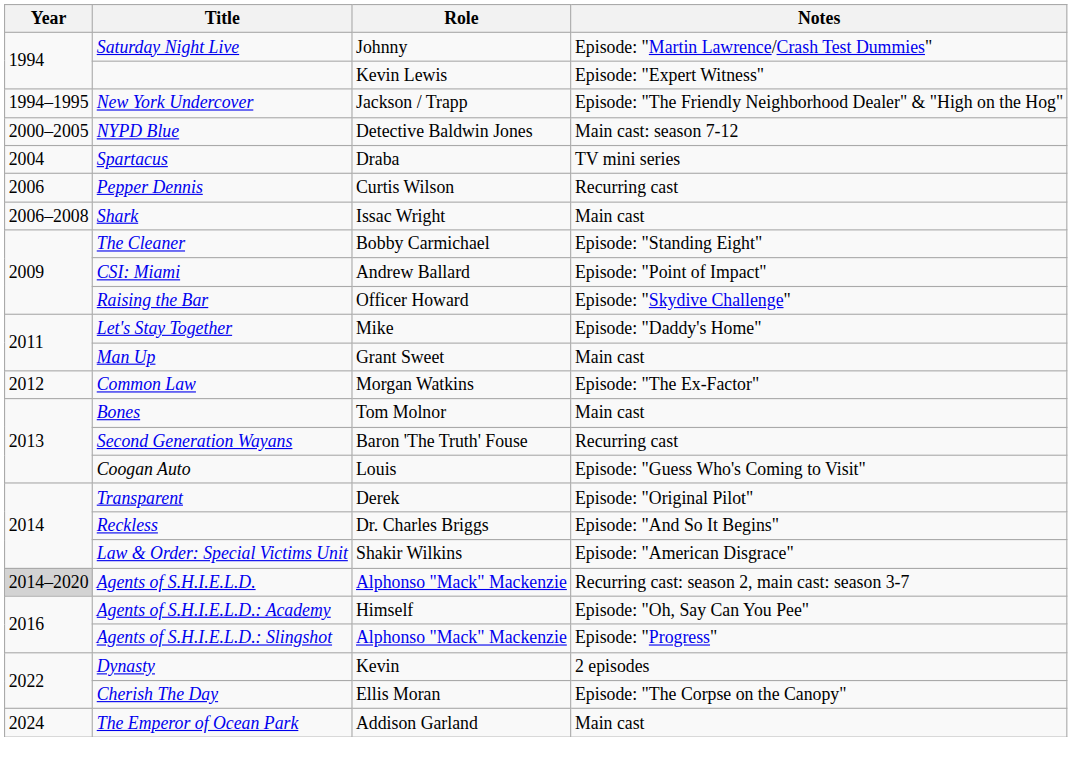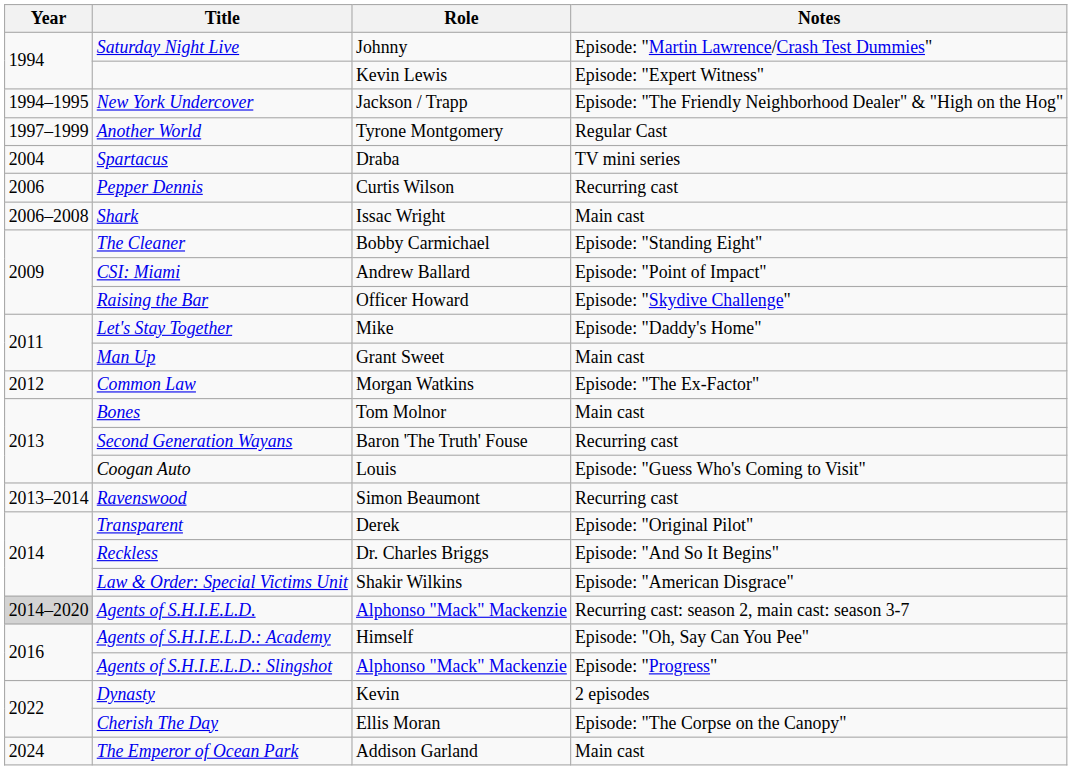+ row: (149, 131)
- row: (138, 131)
+ row: (142, 497)
